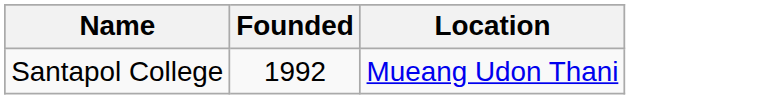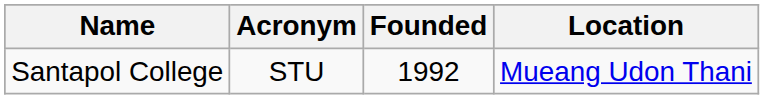+ column: (297, 26)
